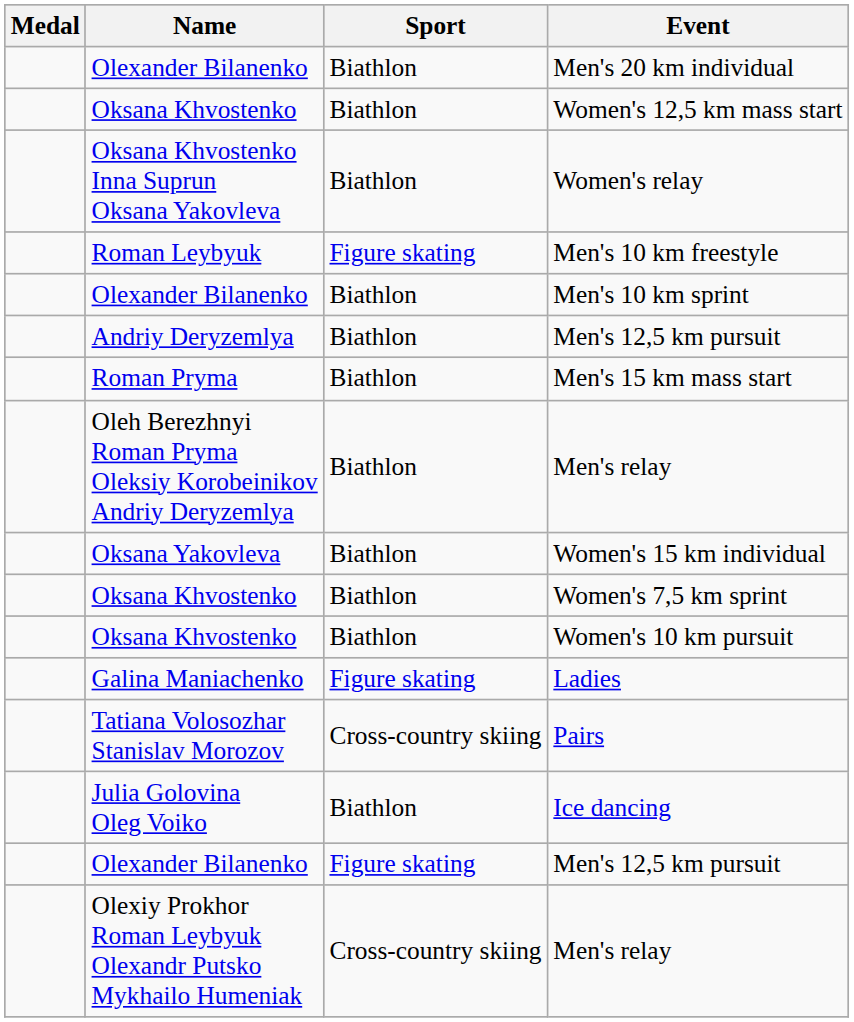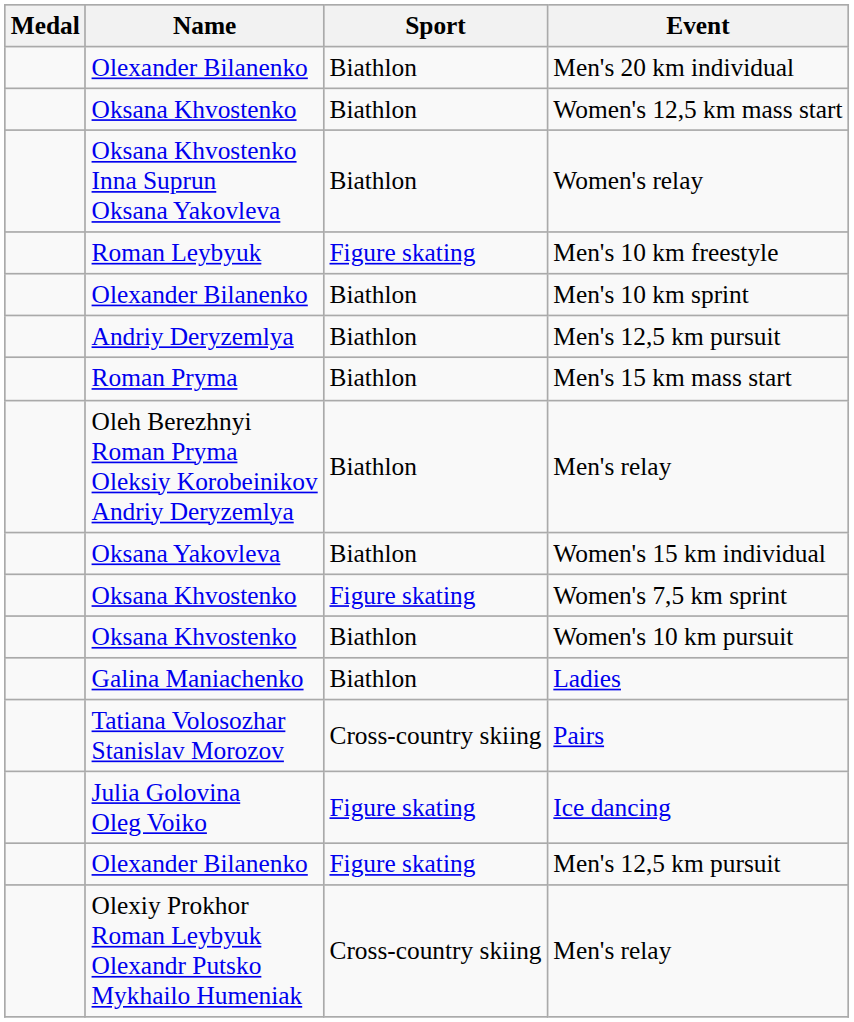(373, 594) Biathlon -> (402, 594) Figure skating
(402, 678) Figure skating -> (373, 678) Biathlon
(373, 806) Biathlon -> (402, 806) Figure skating
